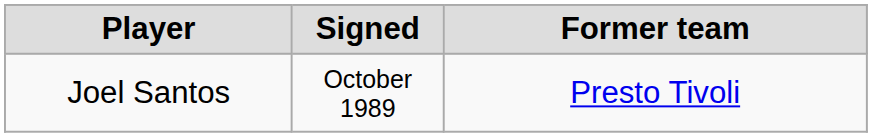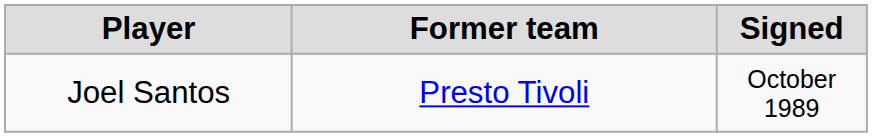columns swapped: (368, 29) <-> (655, 29)
